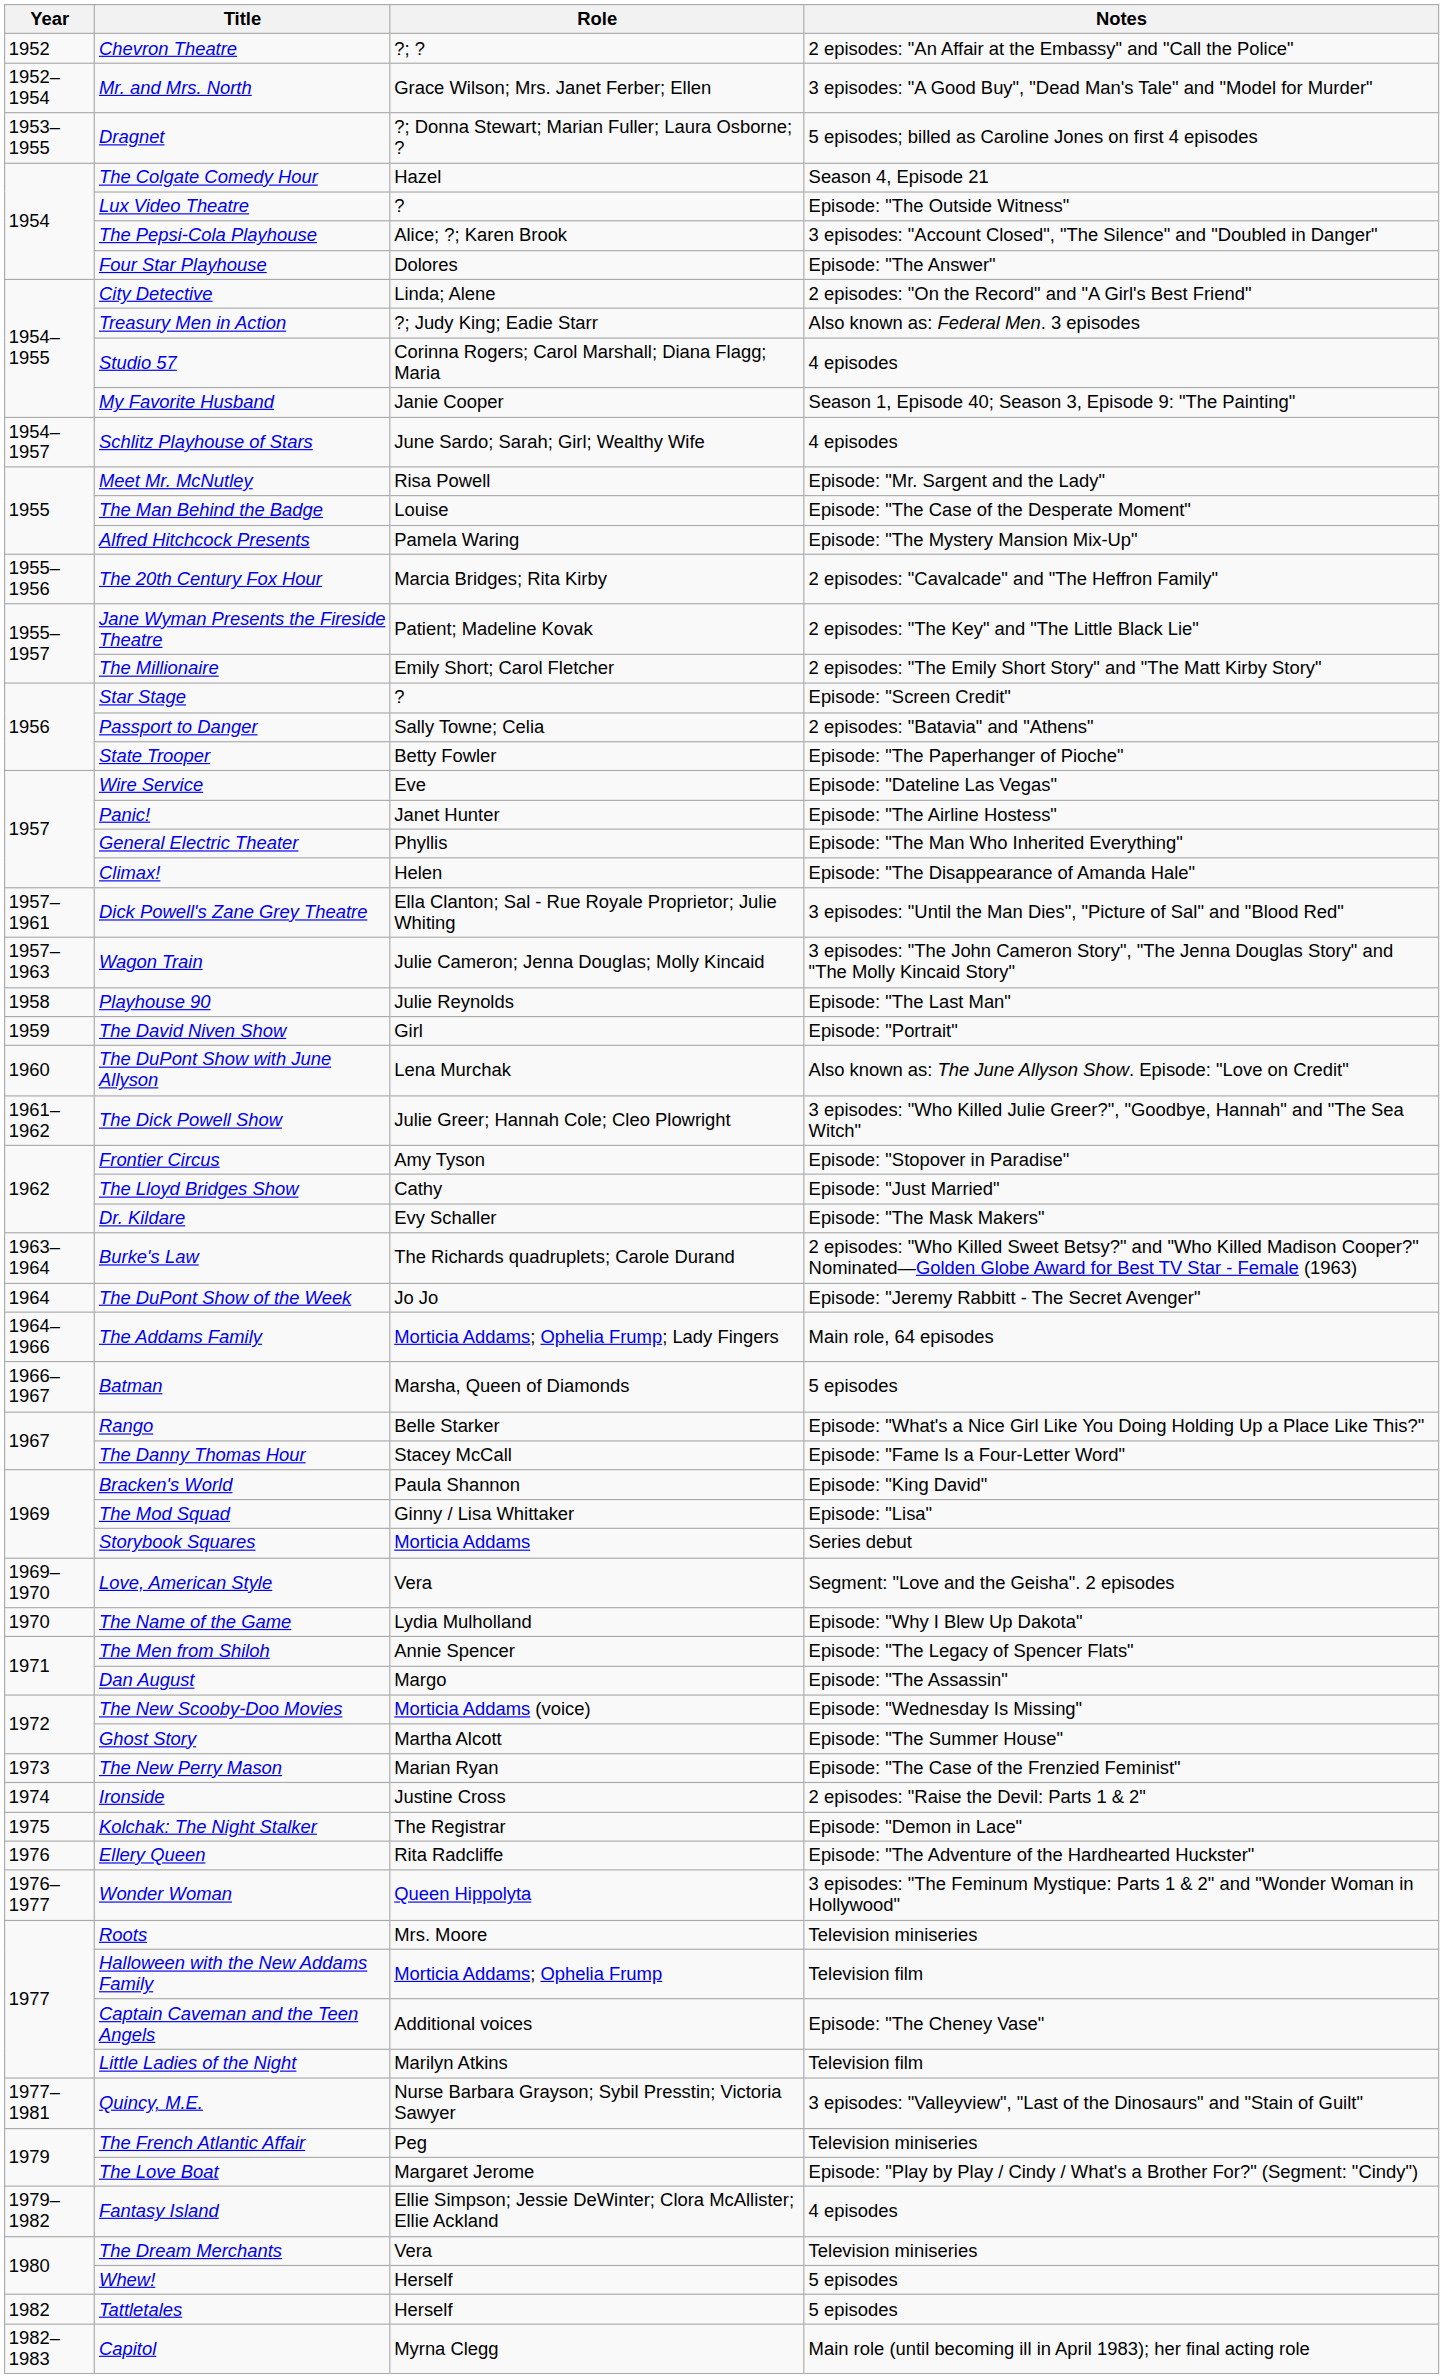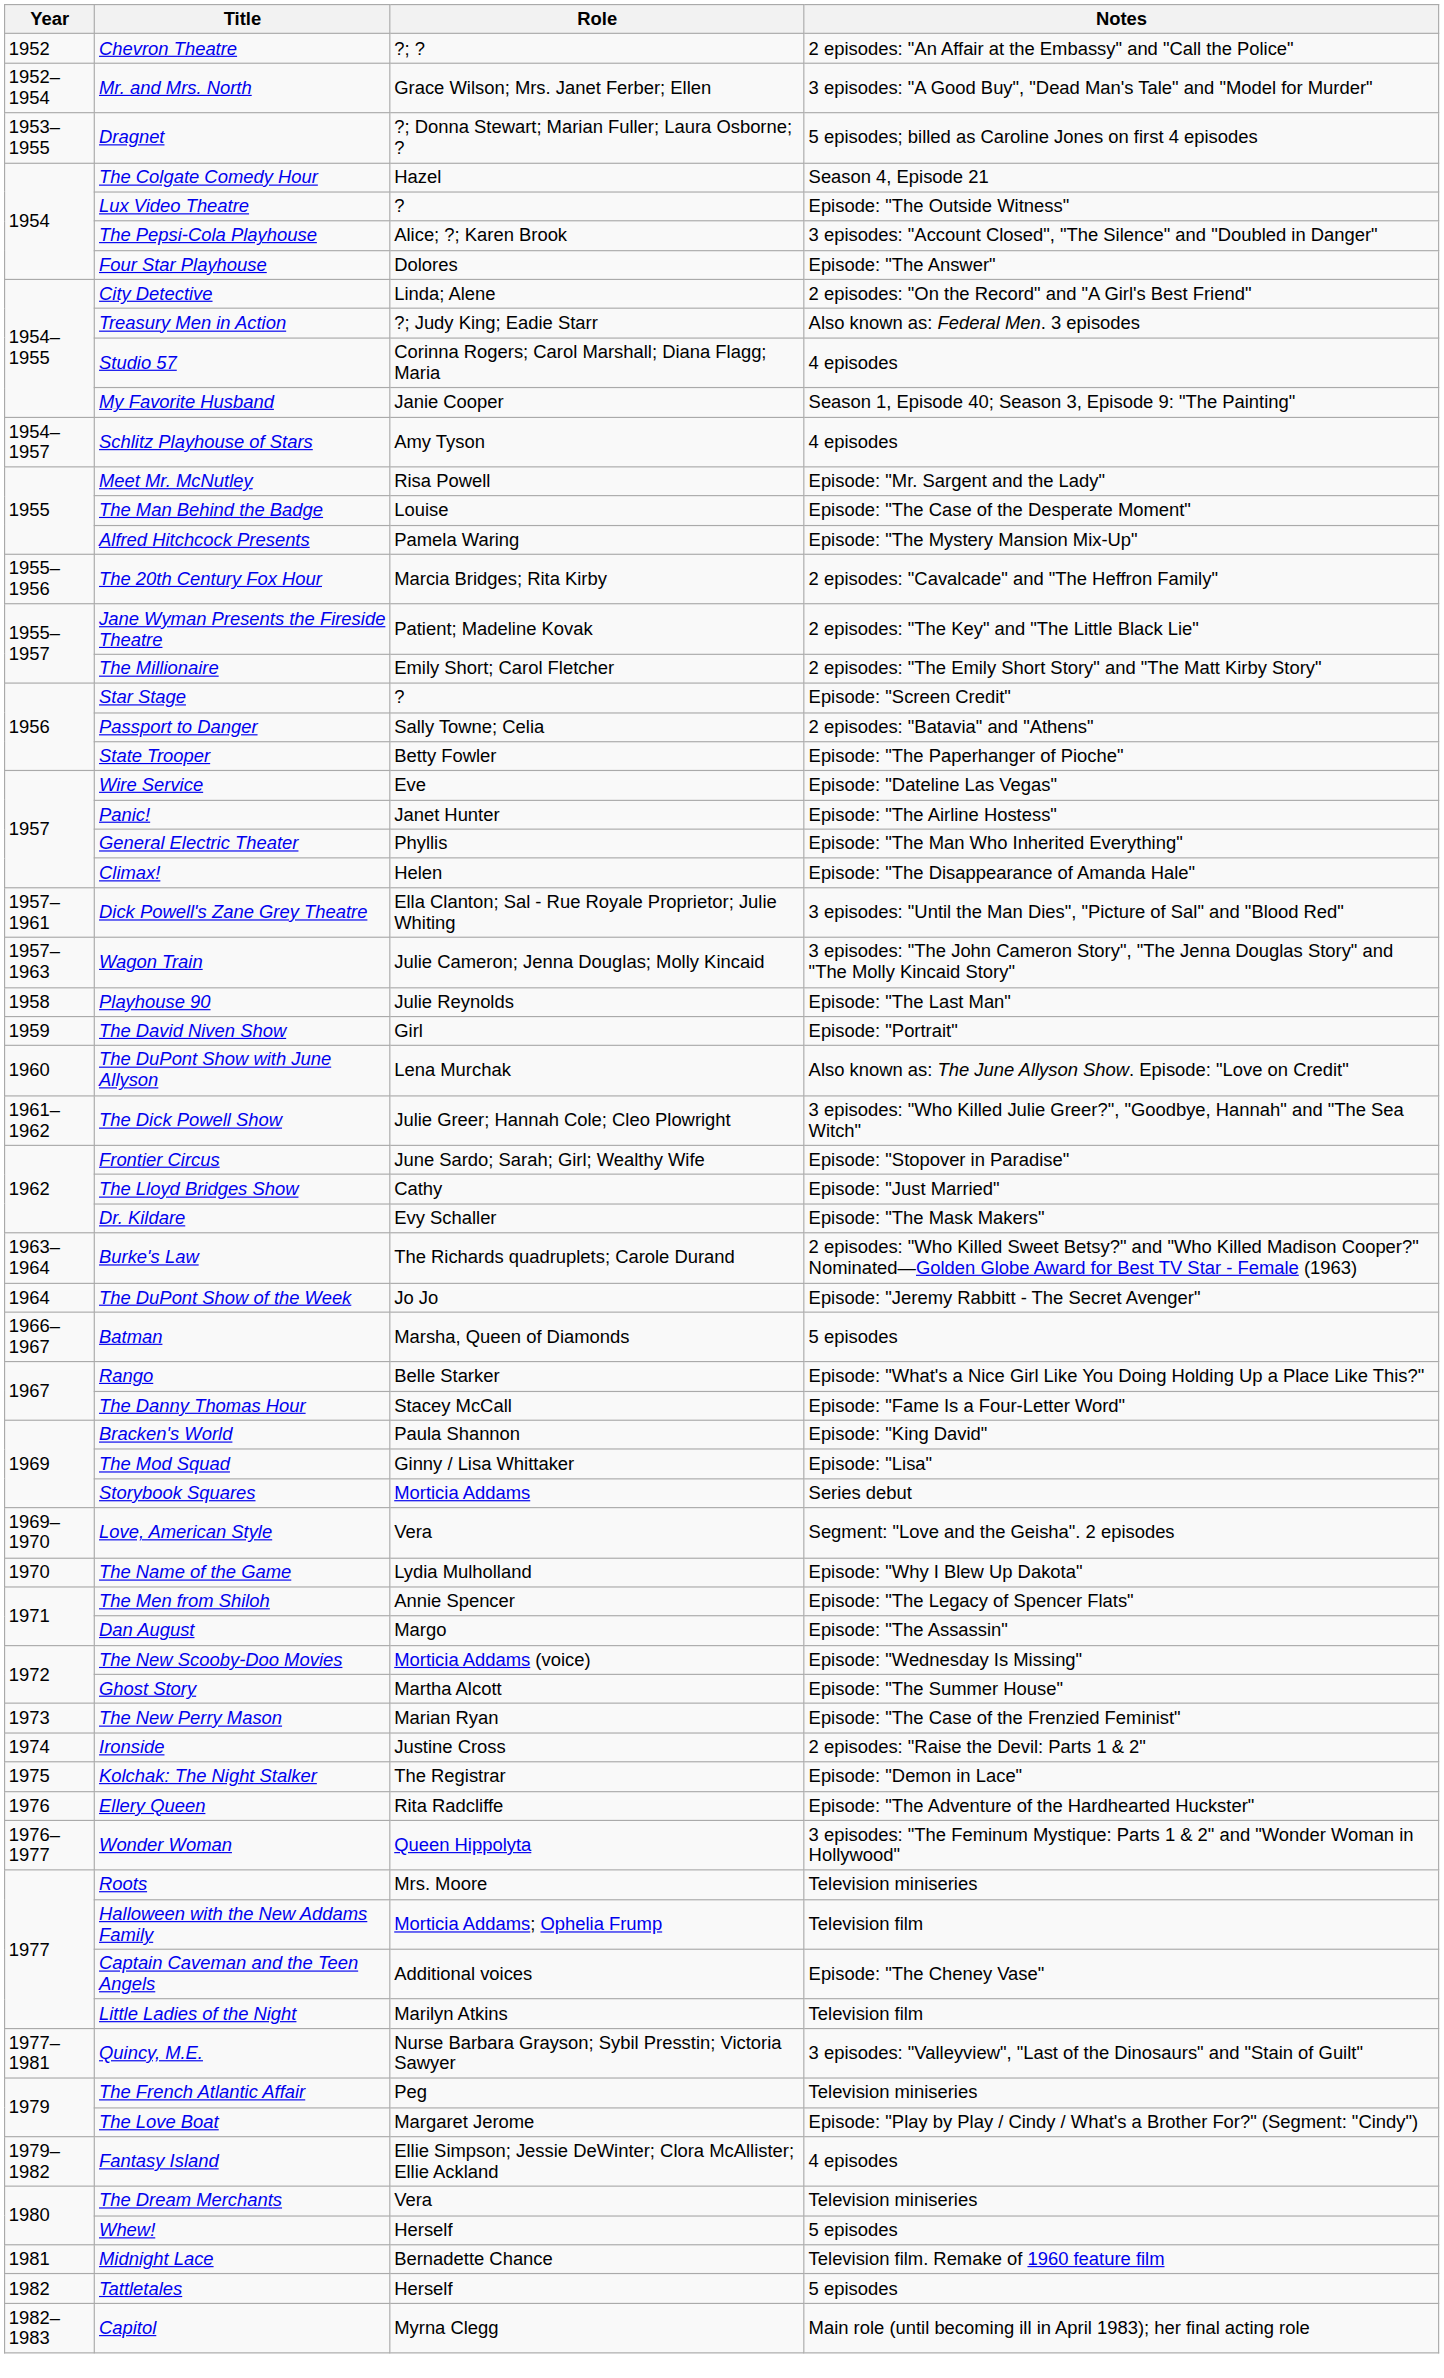(550, 441) June Sardo; Sarah; Girl; Wealthy Wife -> (440, 441) Amy Tyson
(440, 1159) Amy Tyson -> (550, 1159) June Sardo; Sarah; Girl; Wealthy Wife
- row: (180, 1336)
+ row: (156, 2259)
